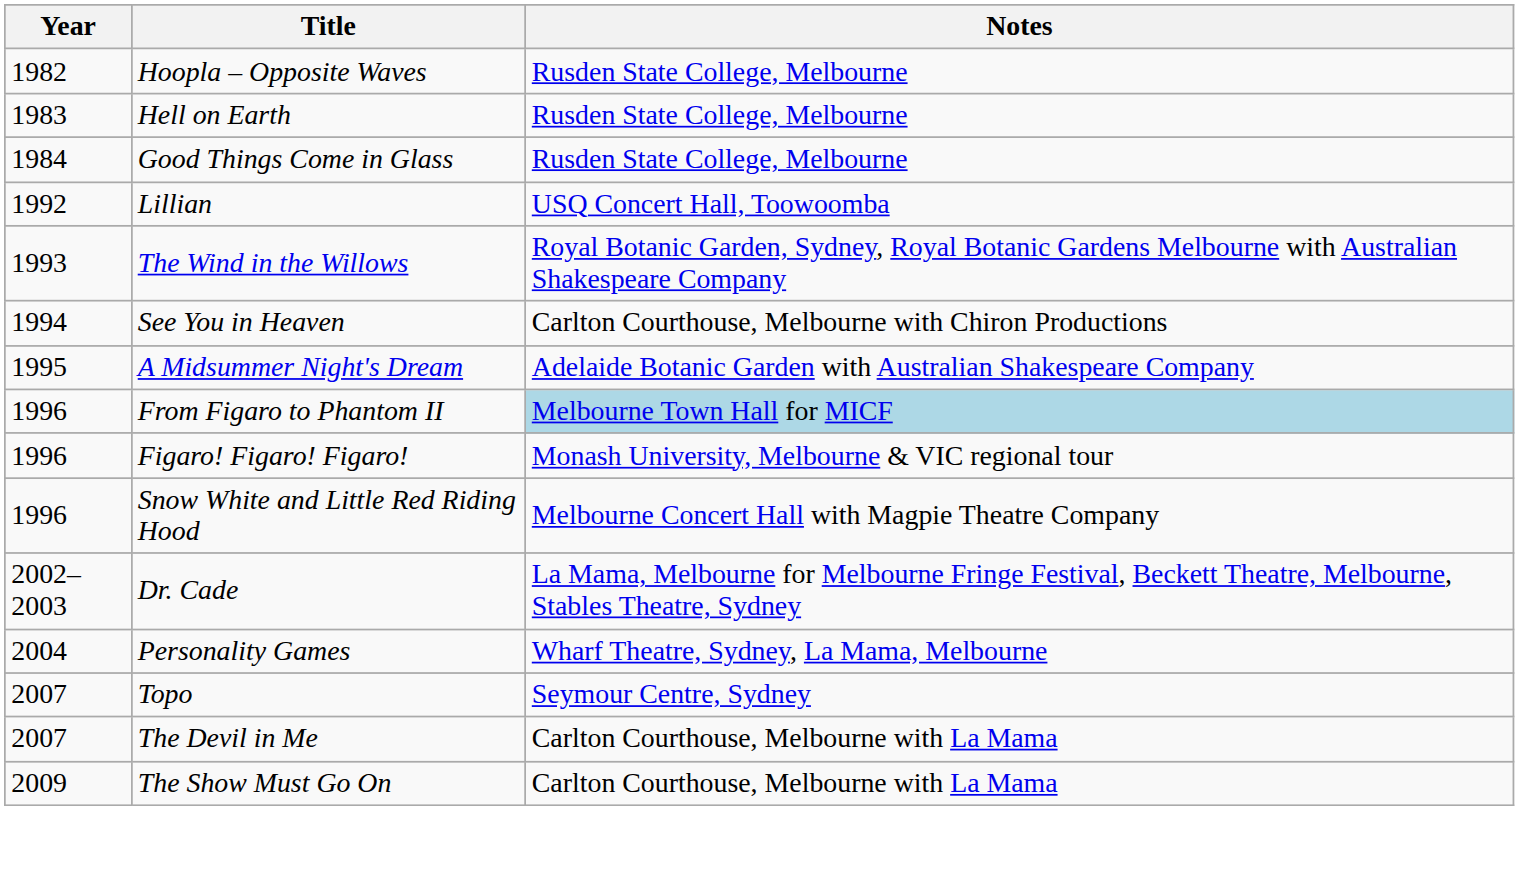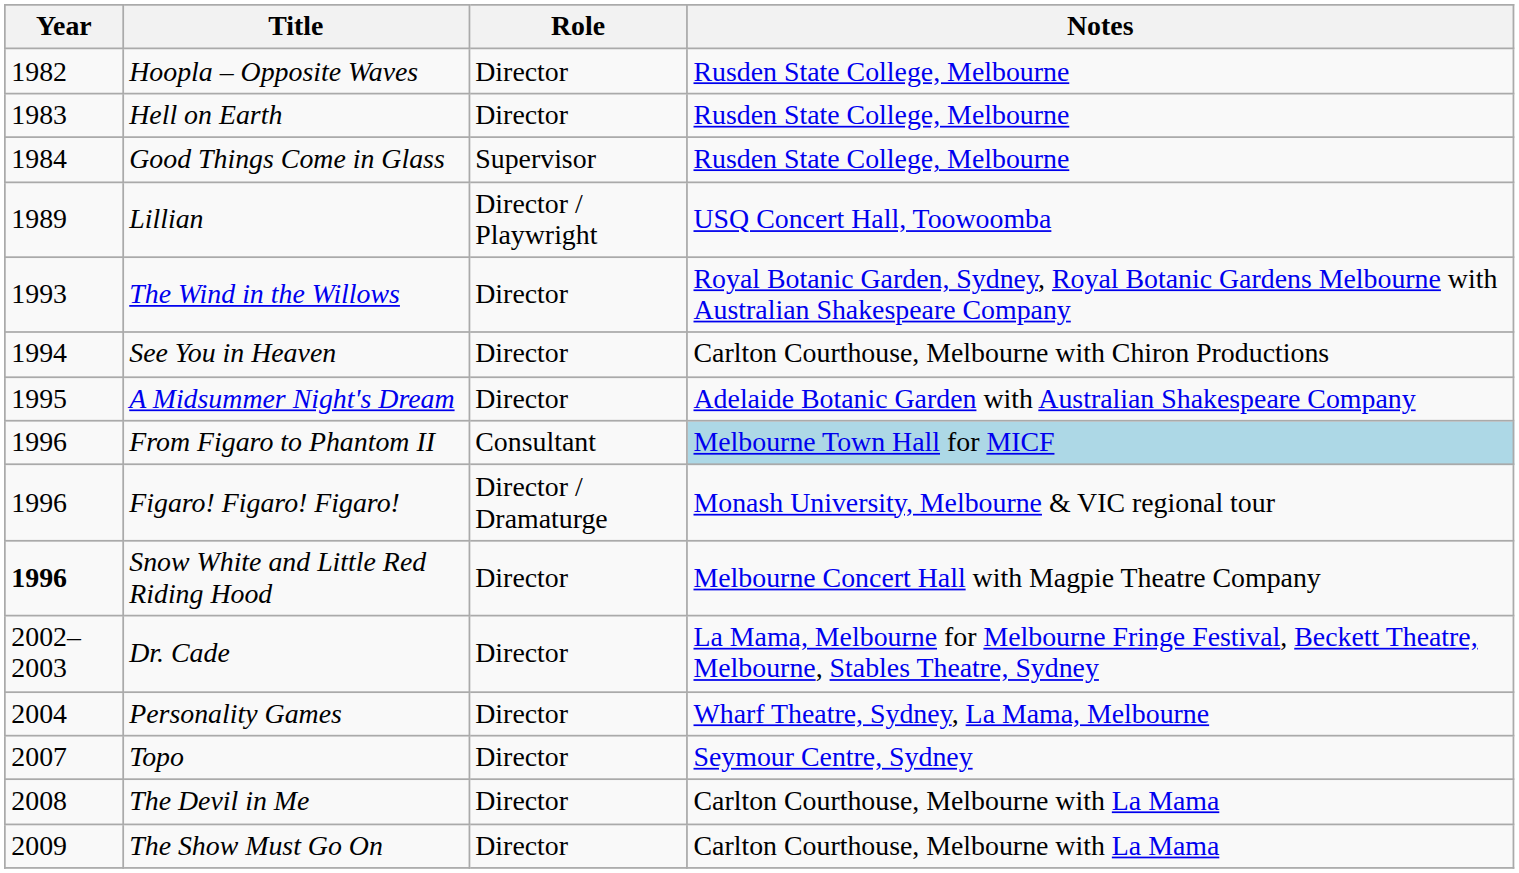+ column: (578, 26)
(39, 203) 1992 -> (39, 218) 1989
(39, 515) normal -> (39, 577) bold
(39, 738) 2007 -> (39, 801) 2008
